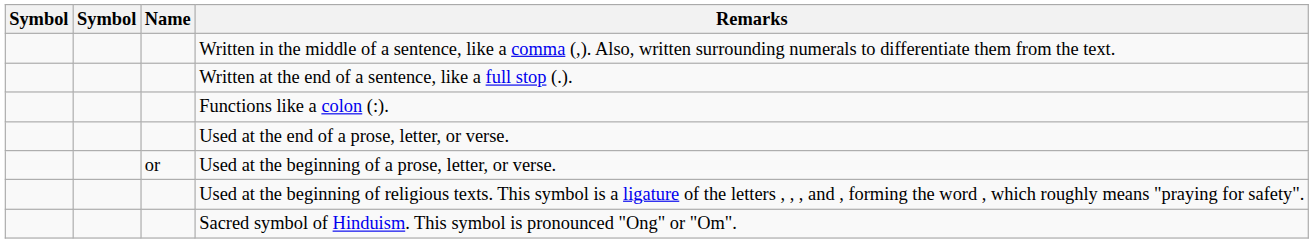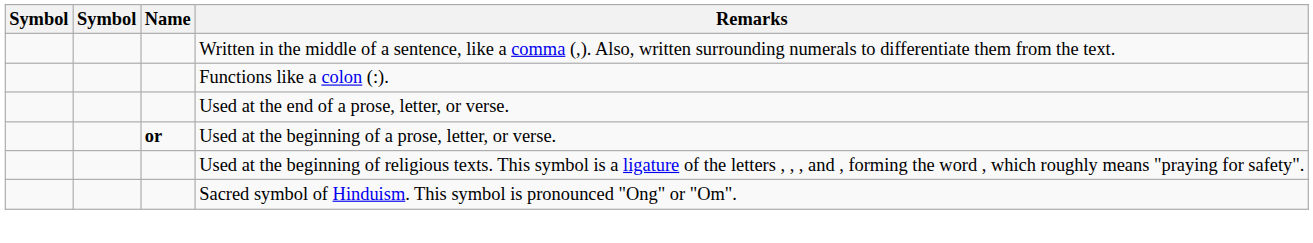- row: (386, 77)
(152, 164) normal -> (153, 135) bold
